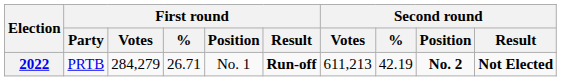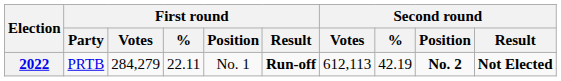(184, 64) 26.71 -> (184, 64) 22.11
(348, 64) 611,213 -> (347, 64) 612,113
